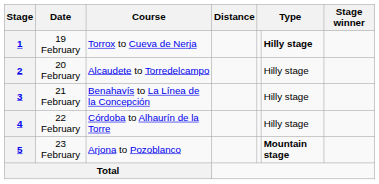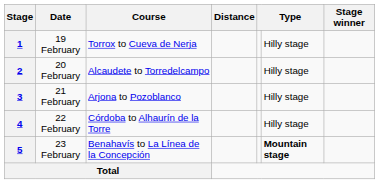(288, 44) bold -> (286, 44) normal
(144, 97) Benahavís to La Línea de la Concepción -> (134, 97) Arjona to Pozoblanco
(134, 150) Arjona to Pozoblanco -> (144, 150) Benahavís to La Línea de la Concepción
